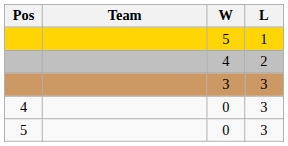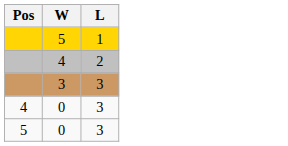- column: (125, 15)
